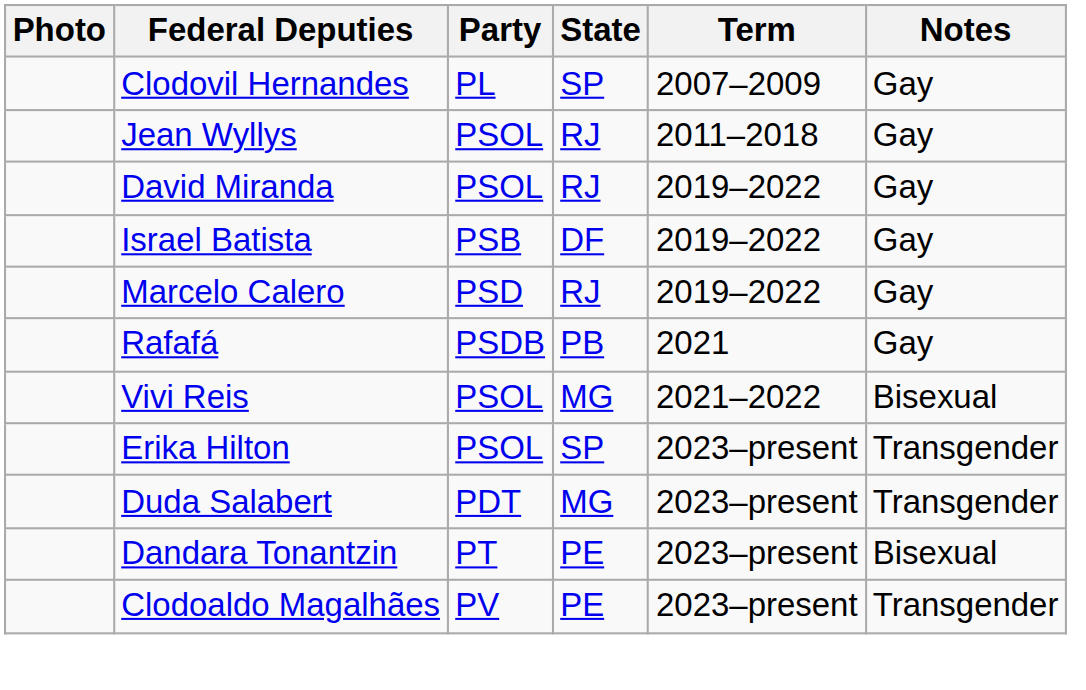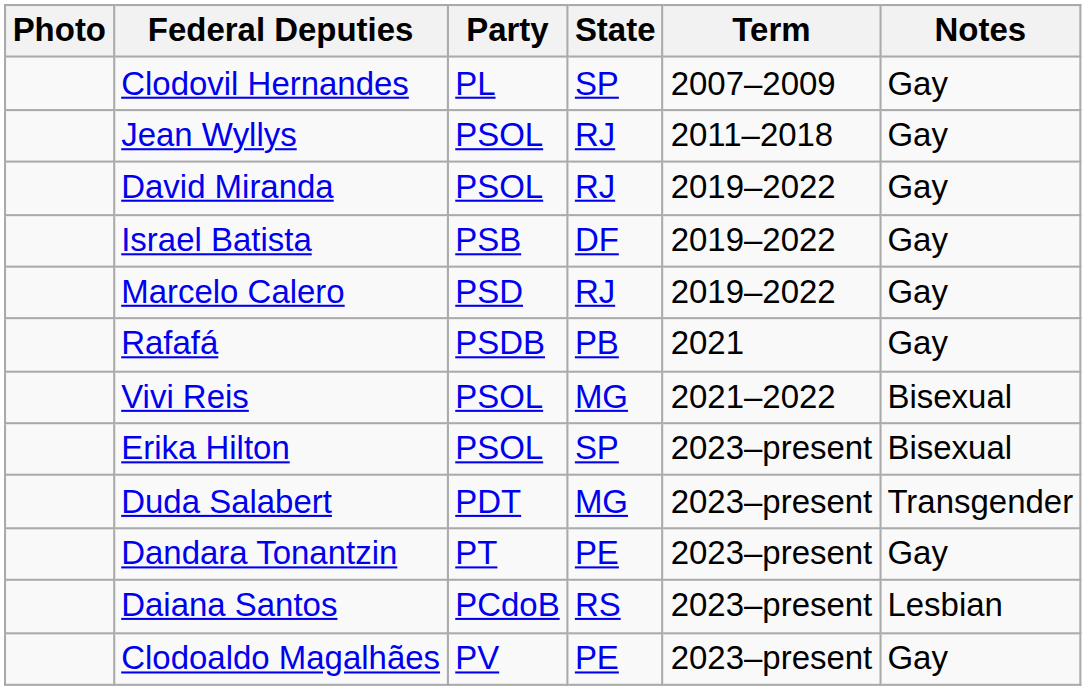(966, 448) Transgender -> (950, 448) Bisexual
(935, 553) Bisexual -> (918, 553) Gay
+ row: (229, 605)
(966, 605) Transgender -> (918, 657) Gay
